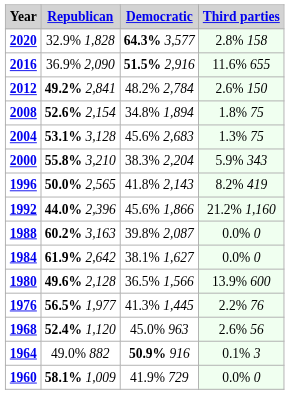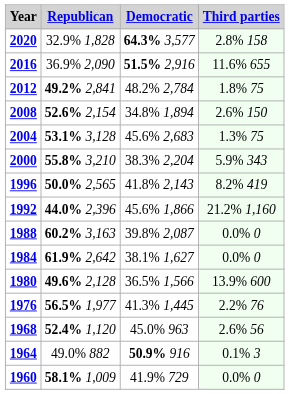(241, 89) 2.6% 150 -> (241, 89) 1.8% 75
(241, 113) 1.8% 75 -> (241, 113) 2.6% 150
